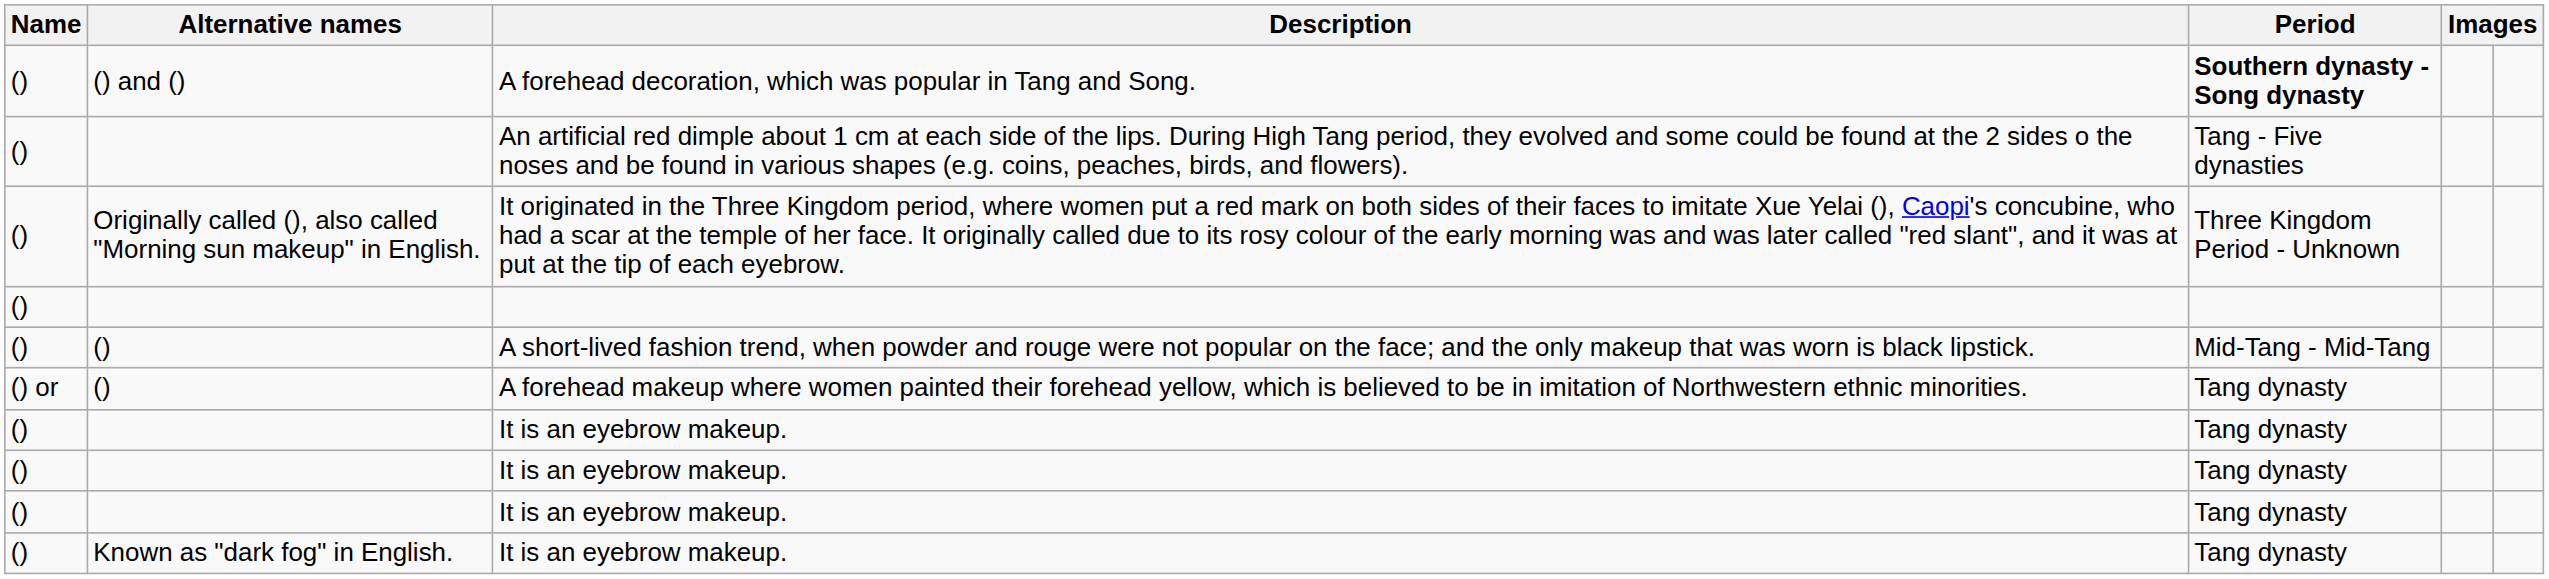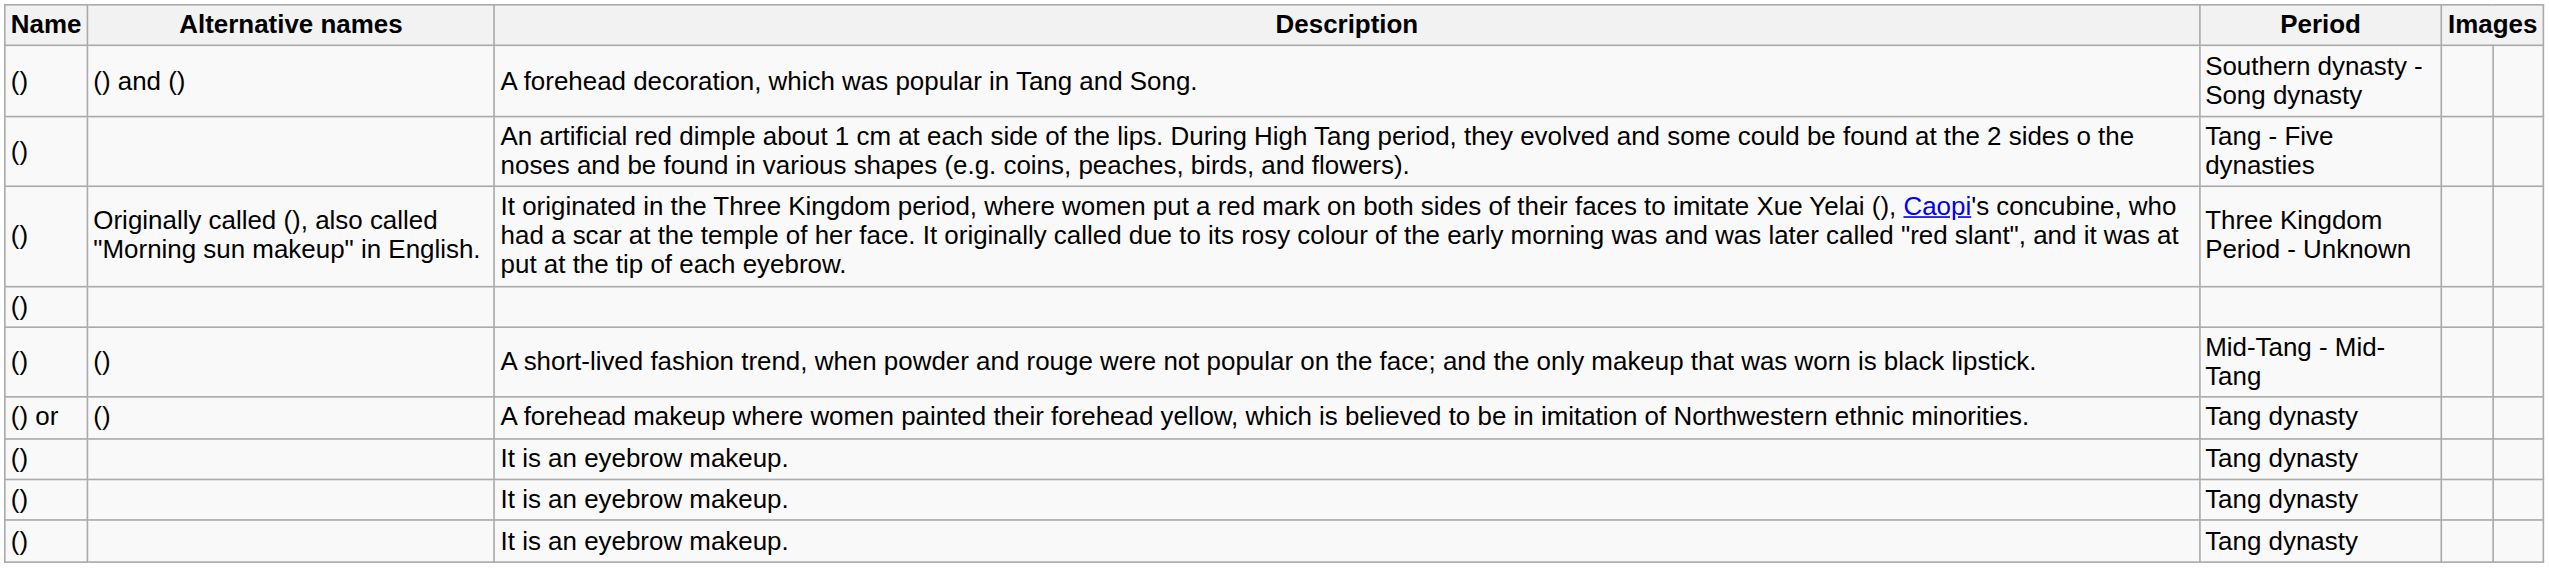(2312, 80) bold -> (2314, 80) normal
- row: (273, 552)
